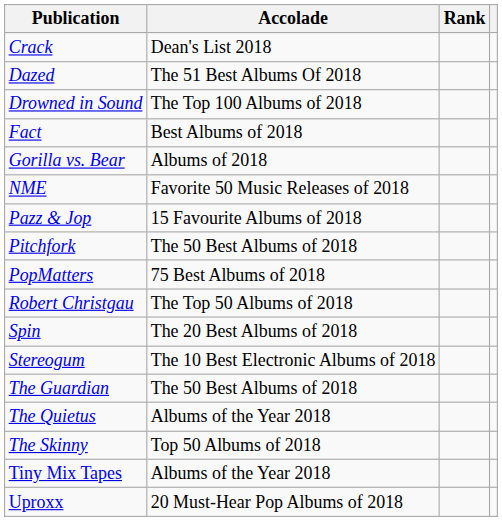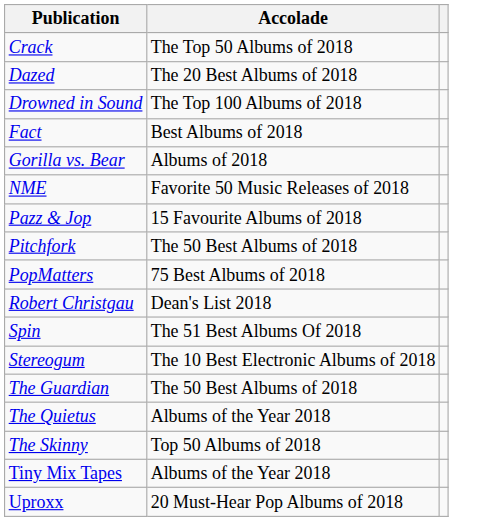- column: (465, 18)
(211, 47) Dean's List 2018 -> (252, 47) The Top 50 Albums of 2018
(256, 75) The 51 Best Albums Of 2018 -> (254, 75) The 20 Best Albums of 2018
(252, 302) The Top 50 Albums of 2018 -> (211, 302) Dean's List 2018
(254, 331) The 20 Best Albums of 2018 -> (256, 331) The 51 Best Albums Of 2018
